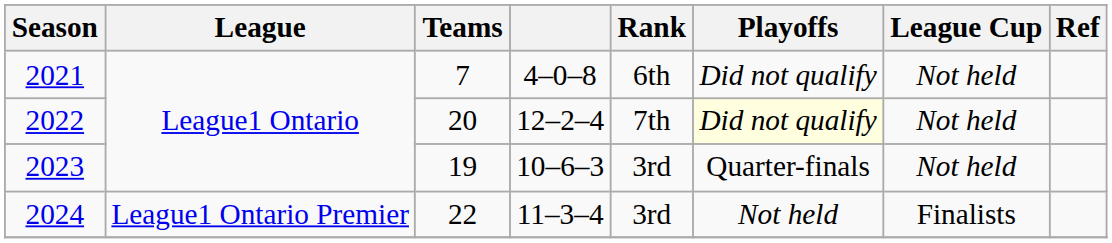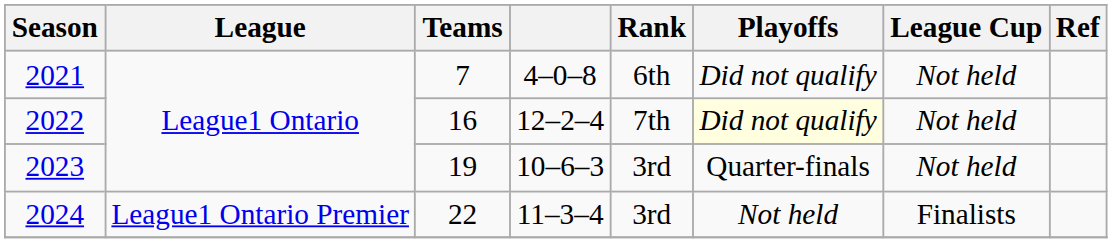(463, 120) 20 -> (463, 120) 16
